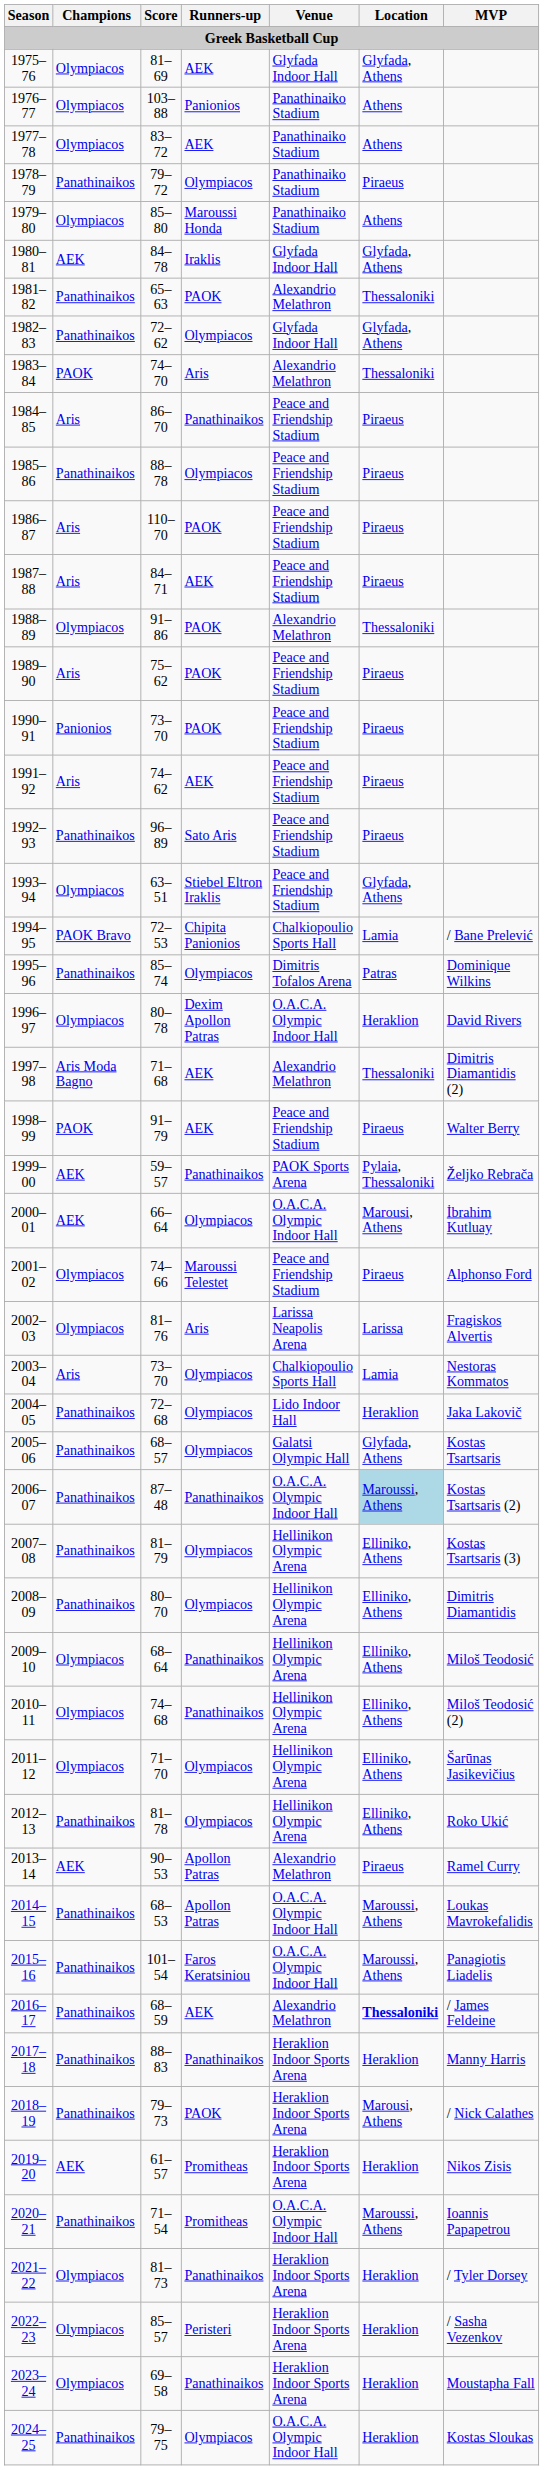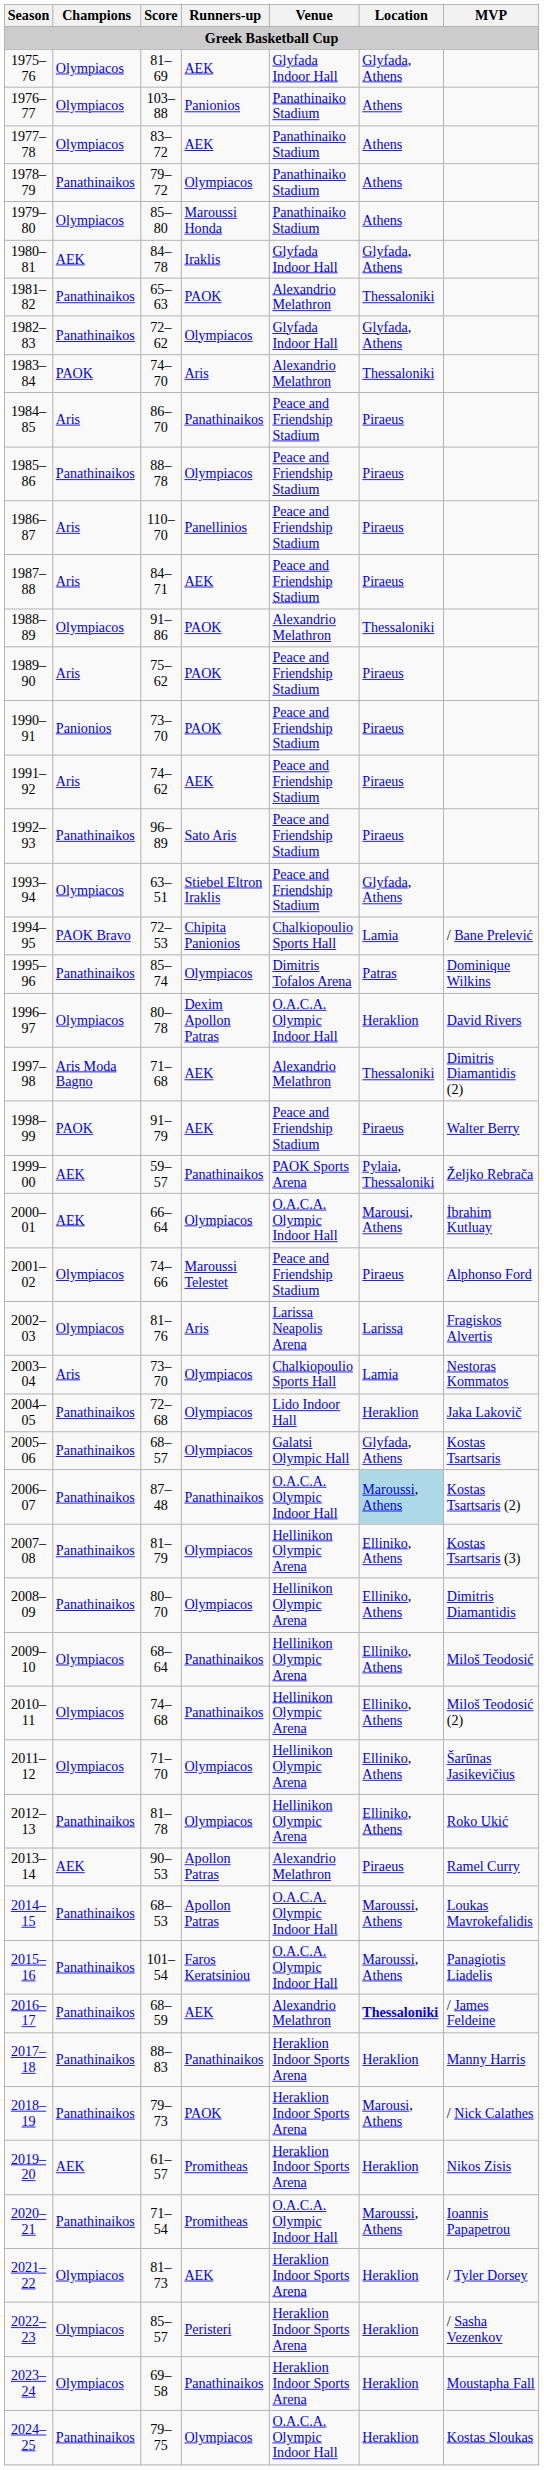(383, 182) Piraeus -> (382, 182) Athens
(203, 527) PAOK -> (216, 527) Panellinios
(224, 2275) Panathinaikos -> (199, 2275) AEK
